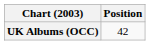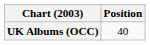(123, 31) 42 -> (123, 31) 40
